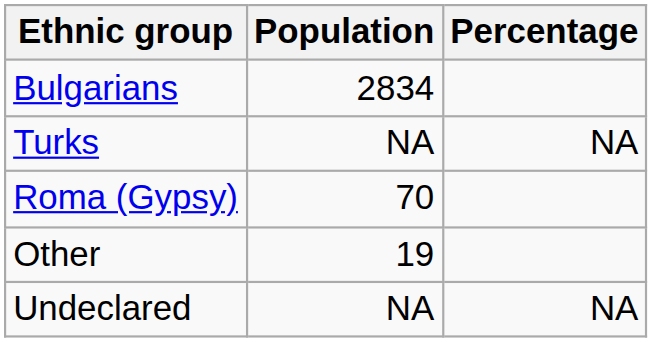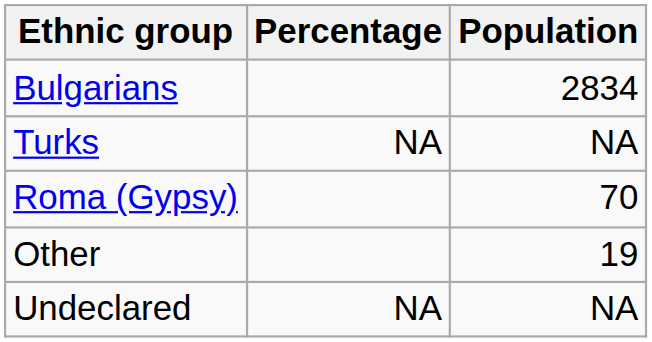columns swapped: (344, 32) <-> (544, 32)
